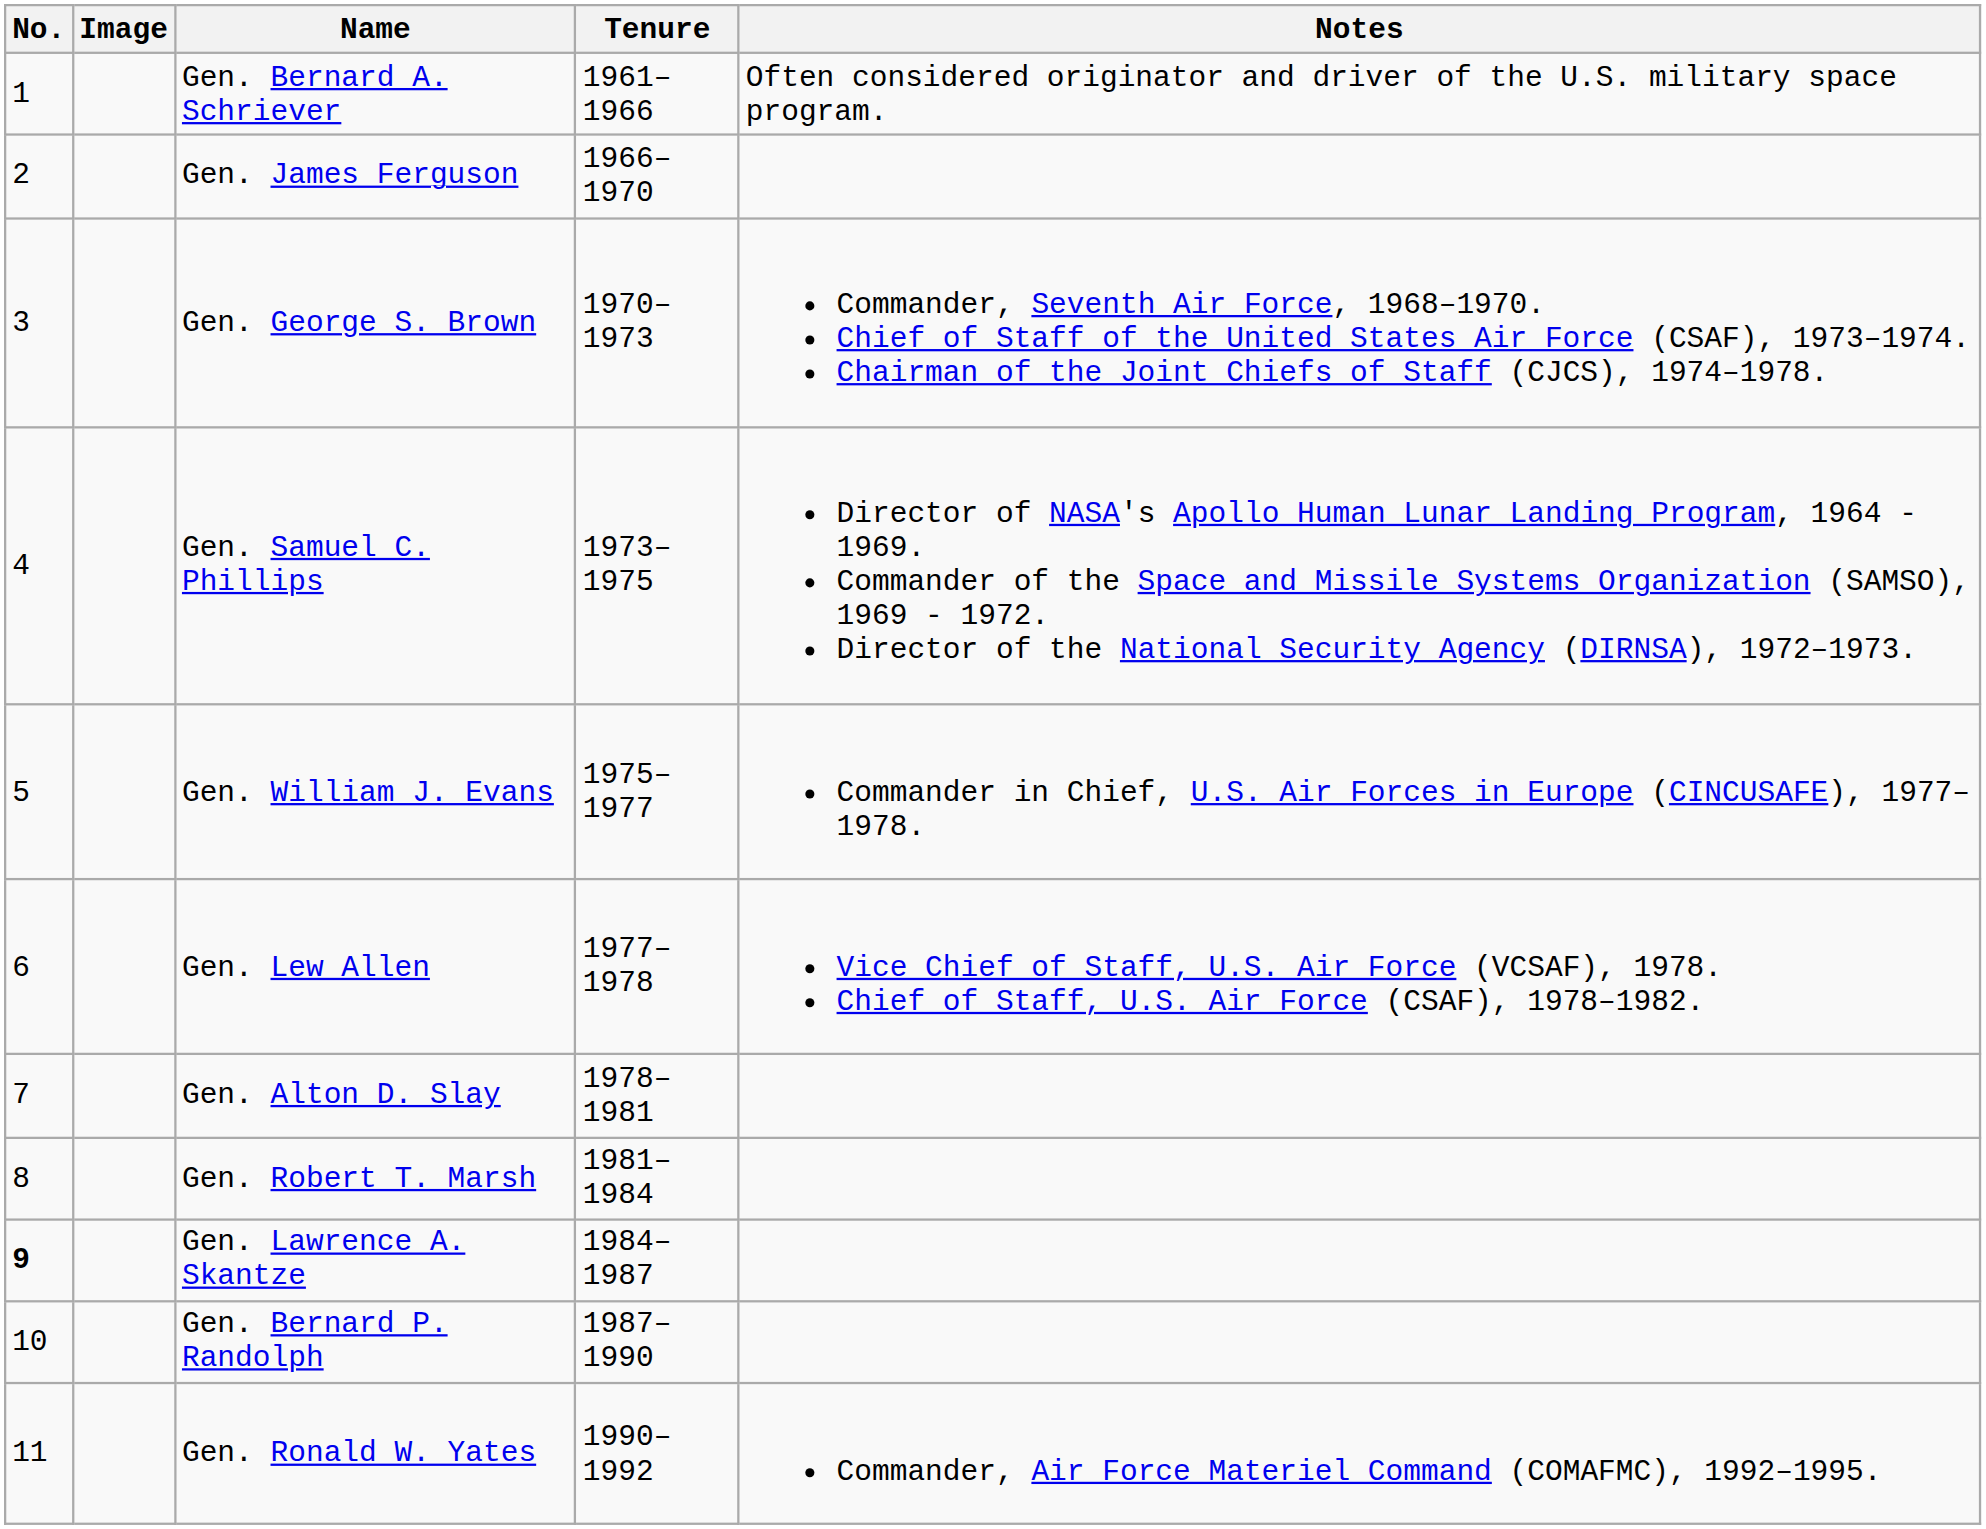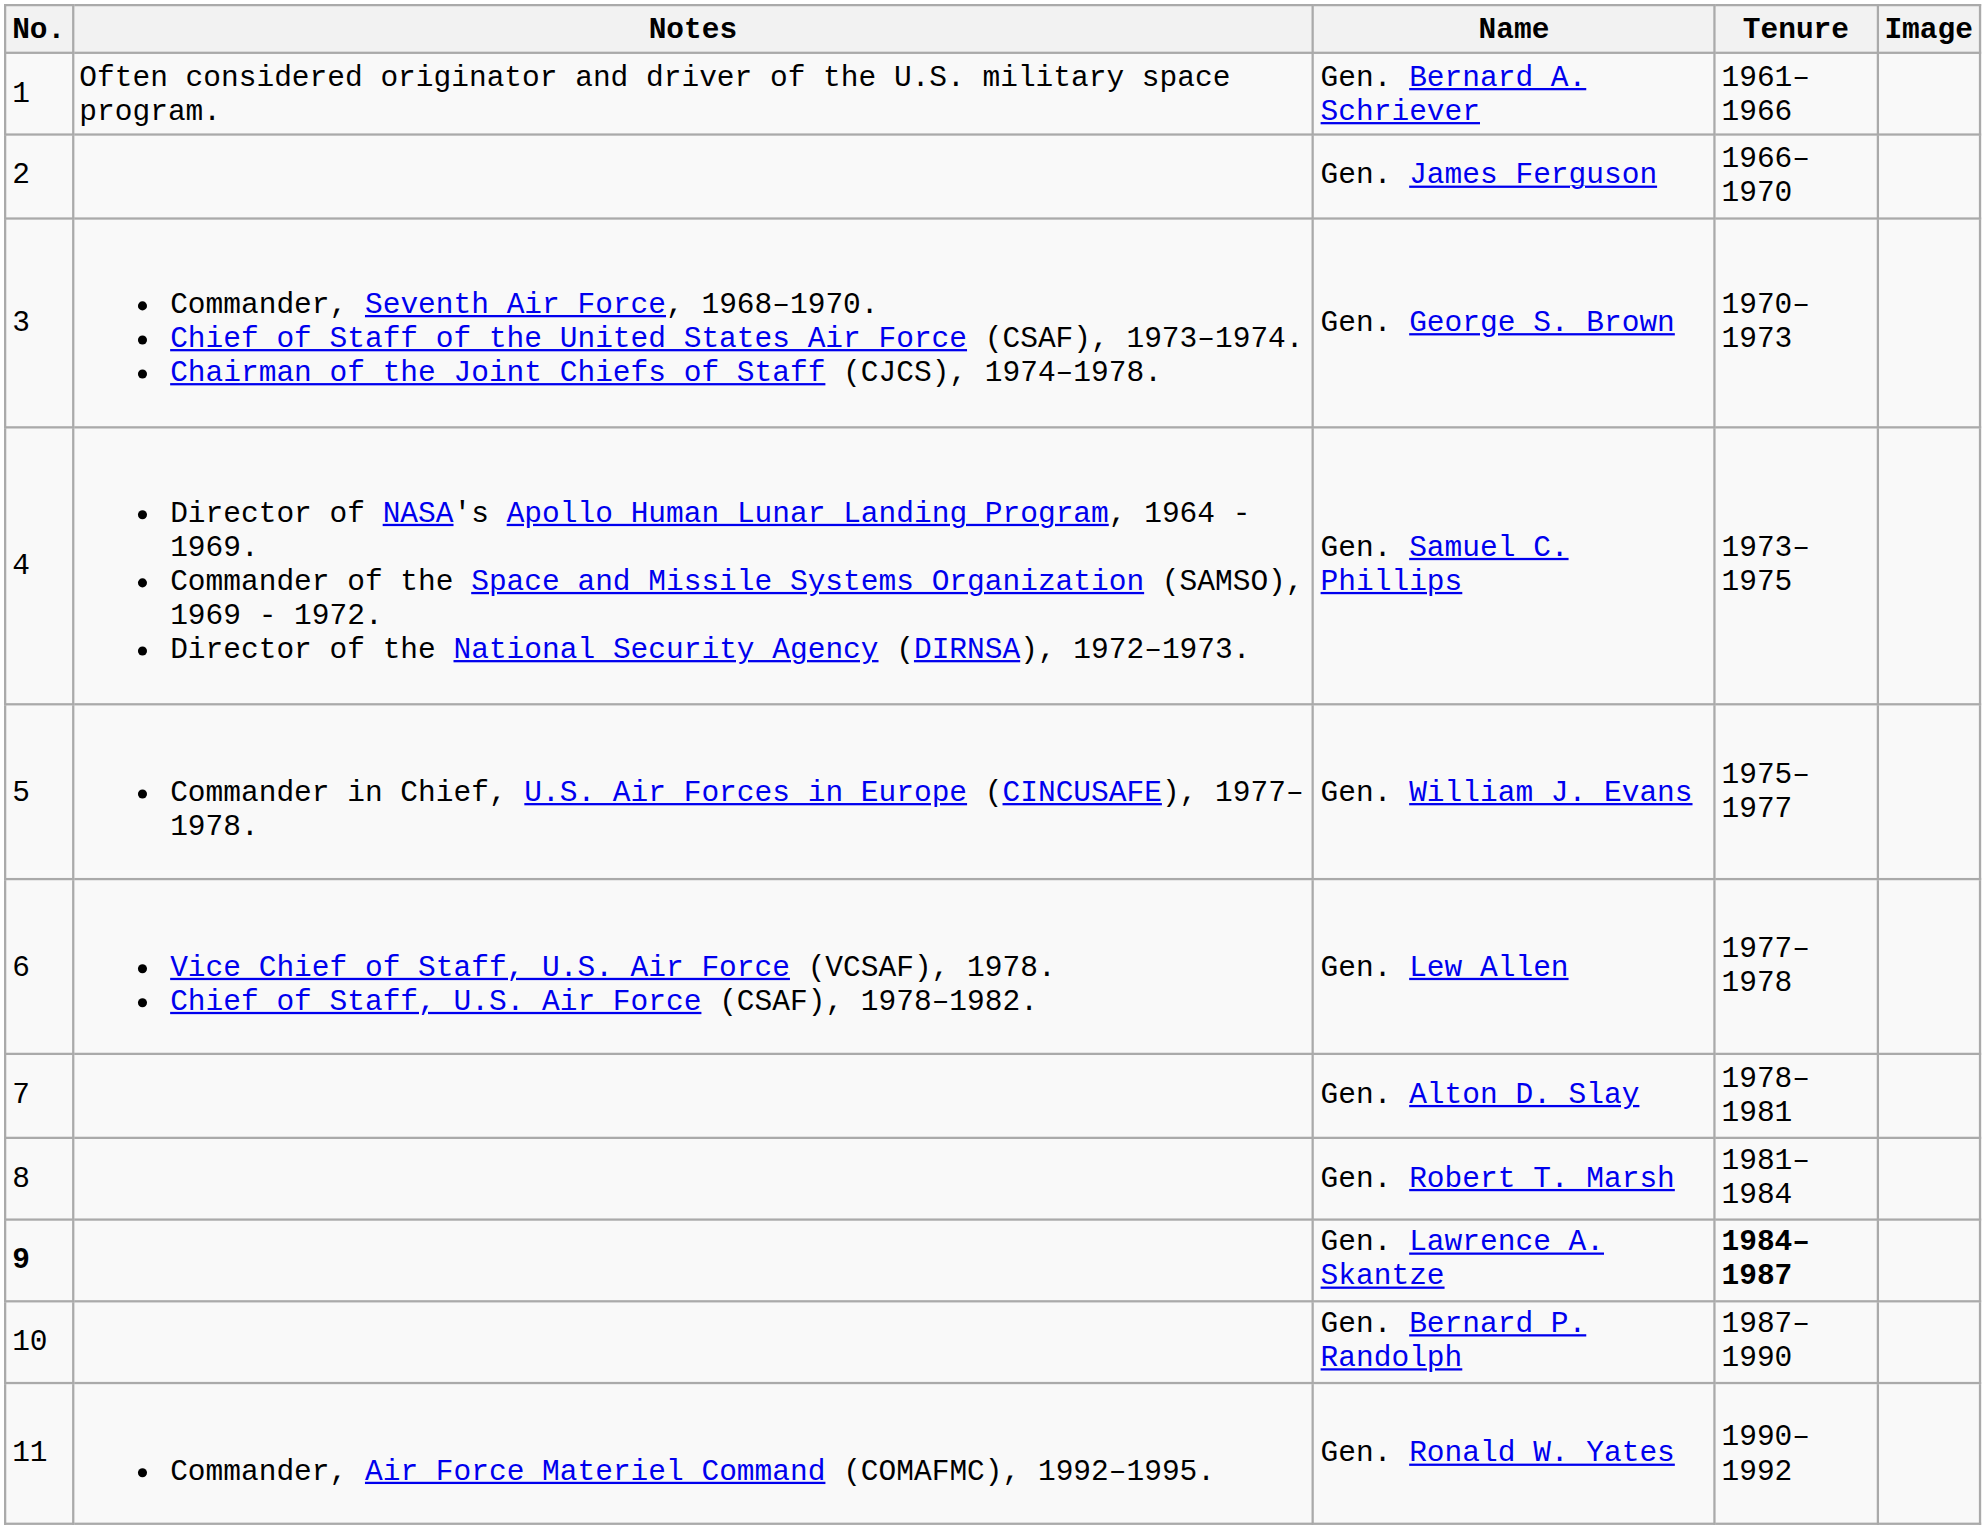columns swapped: (124, 29) <-> (1359, 29)
(627, 1260) normal -> (1766, 1260) bold
